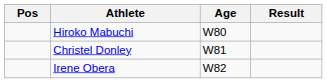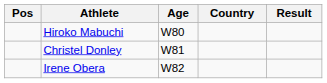+ column: (232, 13)
